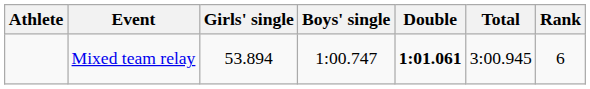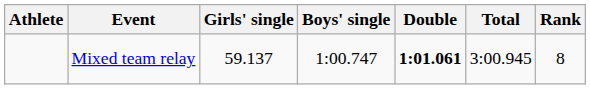(249, 58) 53.894 -> (249, 58) 59.137
(560, 58) 6 -> (560, 58) 8
